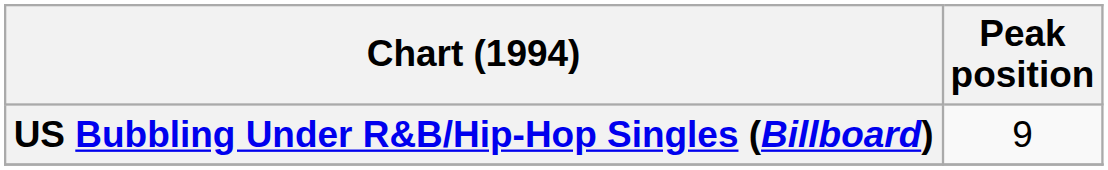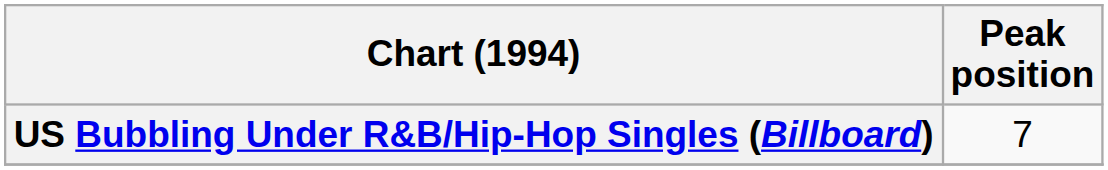(1022, 134) 9 -> (1022, 134) 7
